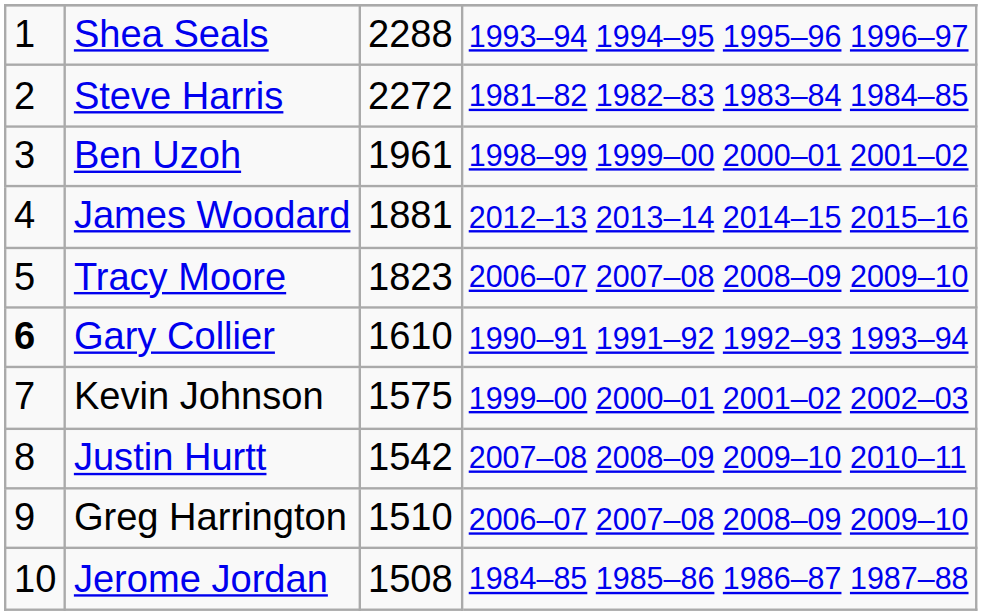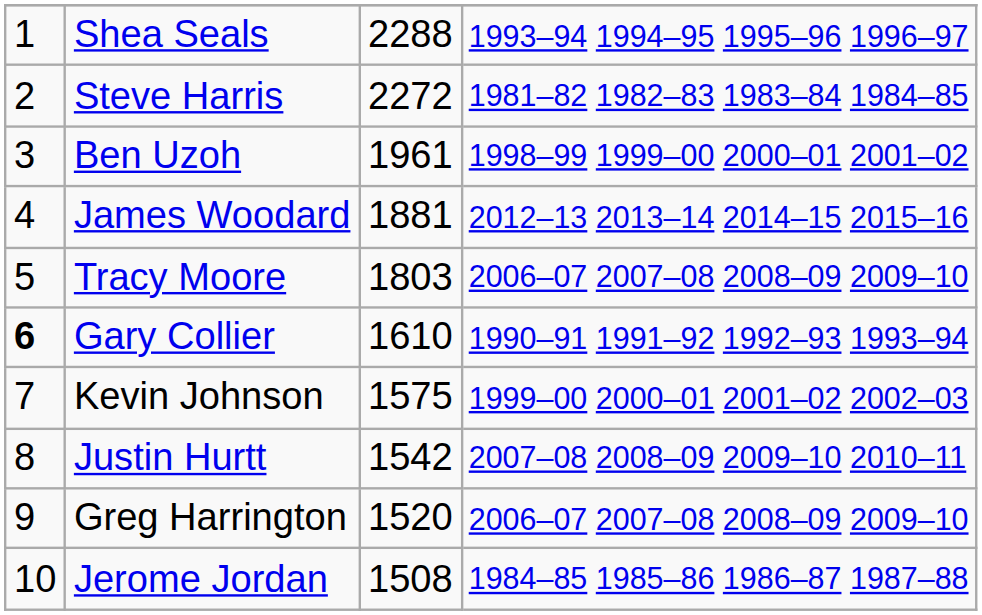(410, 276) 1823 -> (410, 276) 1803
(410, 517) 1510 -> (410, 517) 1520
